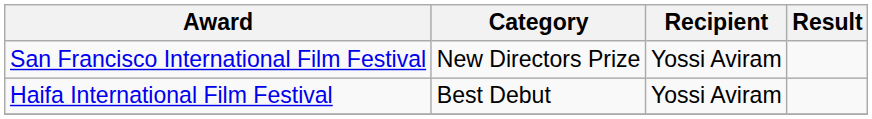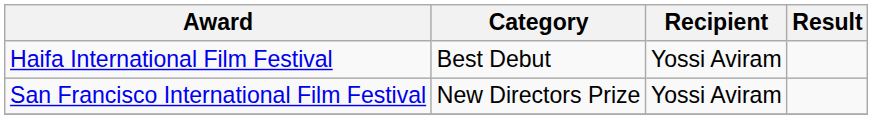rows swapped: (171, 95) <-> (218, 59)
